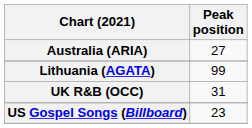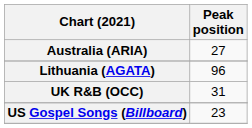(218, 71) 99 -> (218, 71) 96
